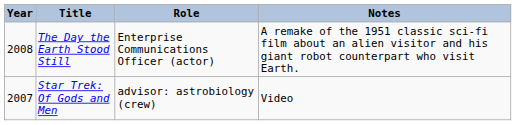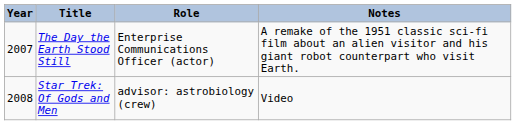(20, 49) 2008 -> (20, 49) 2007
(20, 98) 2007 -> (20, 98) 2008
